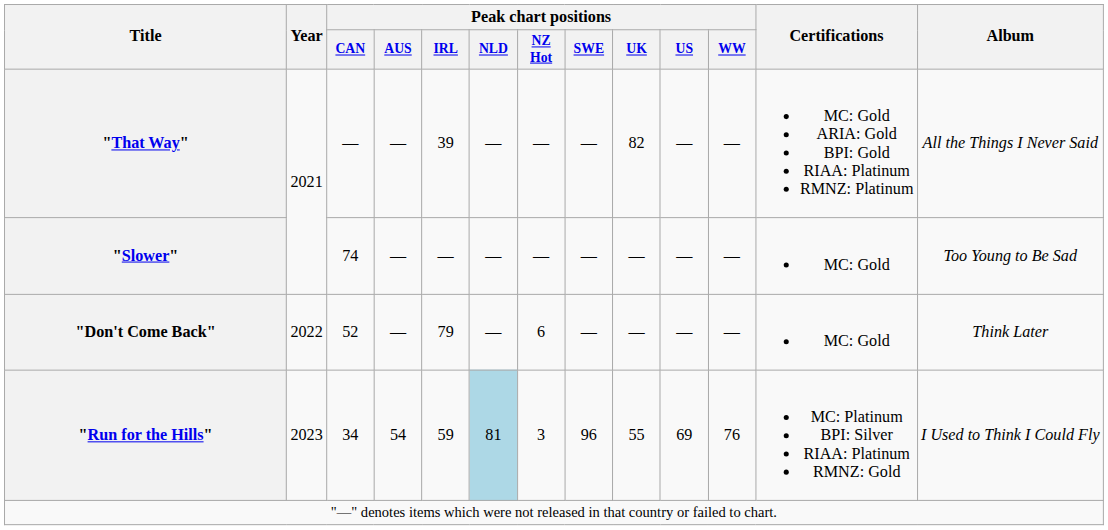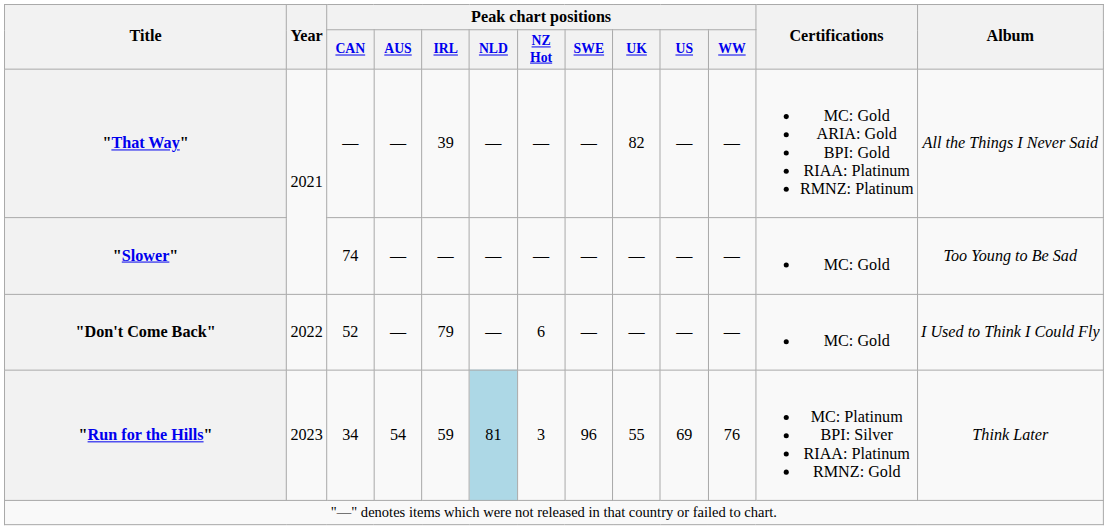(1010, 331) Think Later -> (1010, 331) I Used to Think I Could Fly
(1010, 435) I Used to Think I Could Fly -> (1010, 435) Think Later
